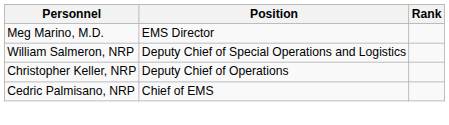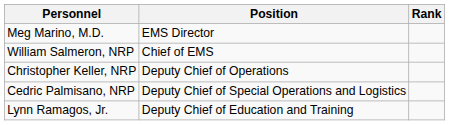(274, 52) Deputy Chief of Special Operations and Logistics -> (178, 52) Chief of EMS
(178, 91) Chief of EMS -> (274, 91) Deputy Chief of Special Operations and Logistics
+ row: (58, 110)
